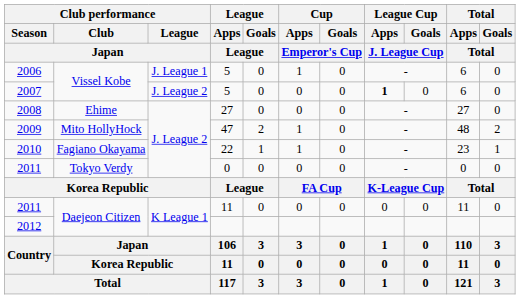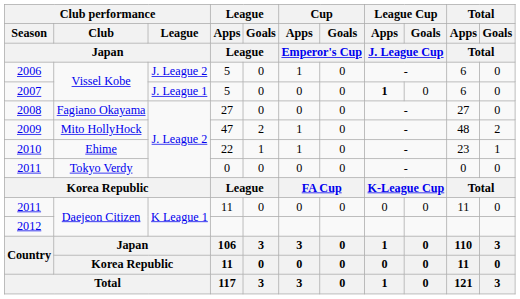(179, 71) J. League 1 -> (179, 71) J. League 2
(179, 91) J. League 2 -> (179, 91) J. League 1
(101, 110) Ehime -> (101, 110) Fagiano Okayama
(101, 149) Fagiano Okayama -> (101, 149) Ehime
